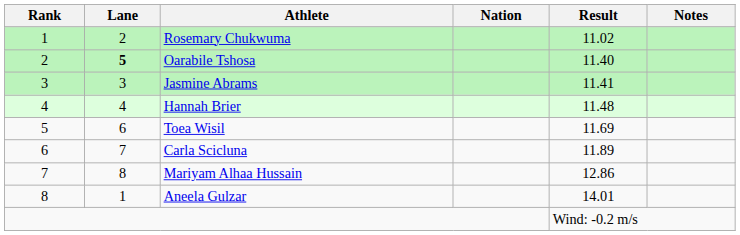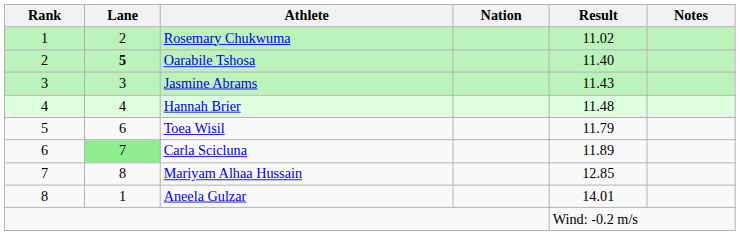(598, 83) 11.41 -> (598, 83) 11.43
(598, 128) 11.69 -> (598, 128) 11.79
(123, 151) no background -> (123, 151) lightgreen background
(598, 173) 12.86 -> (598, 173) 12.85
